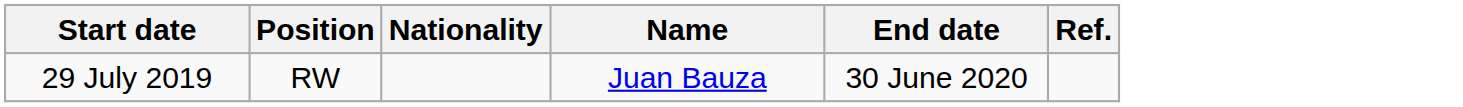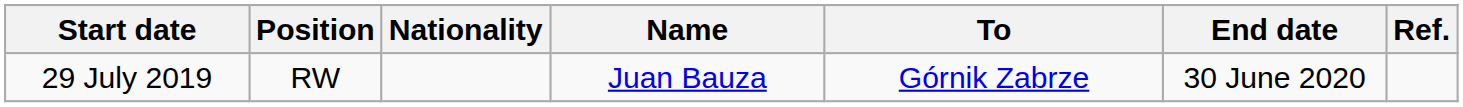+ column: (994, 29)
